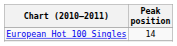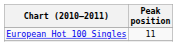(151, 34) 14 -> (151, 34) 11
